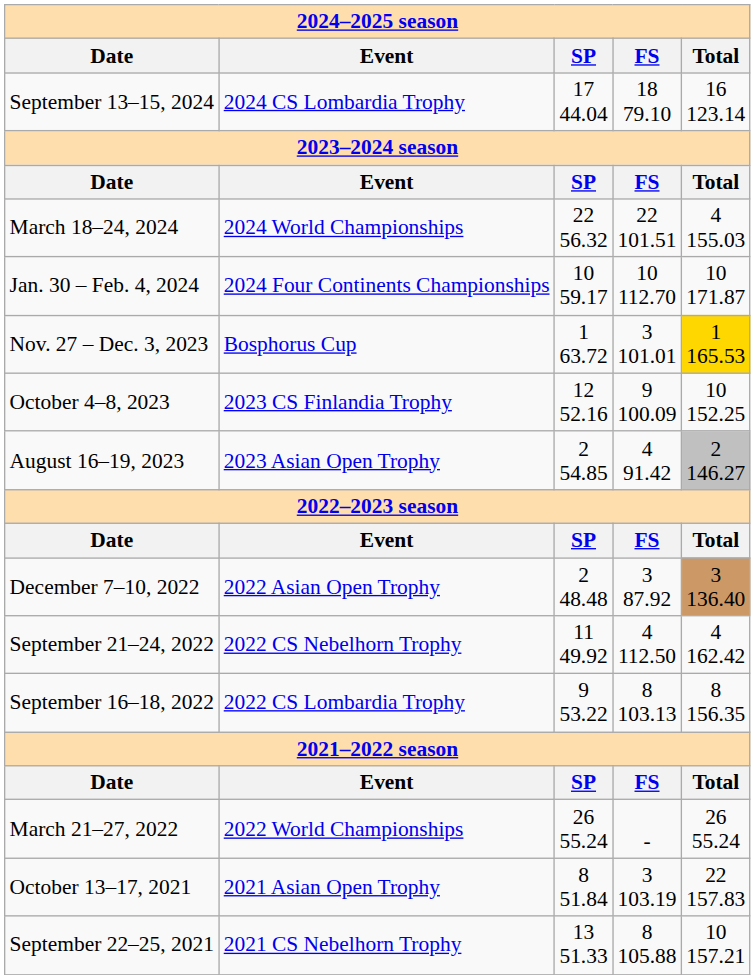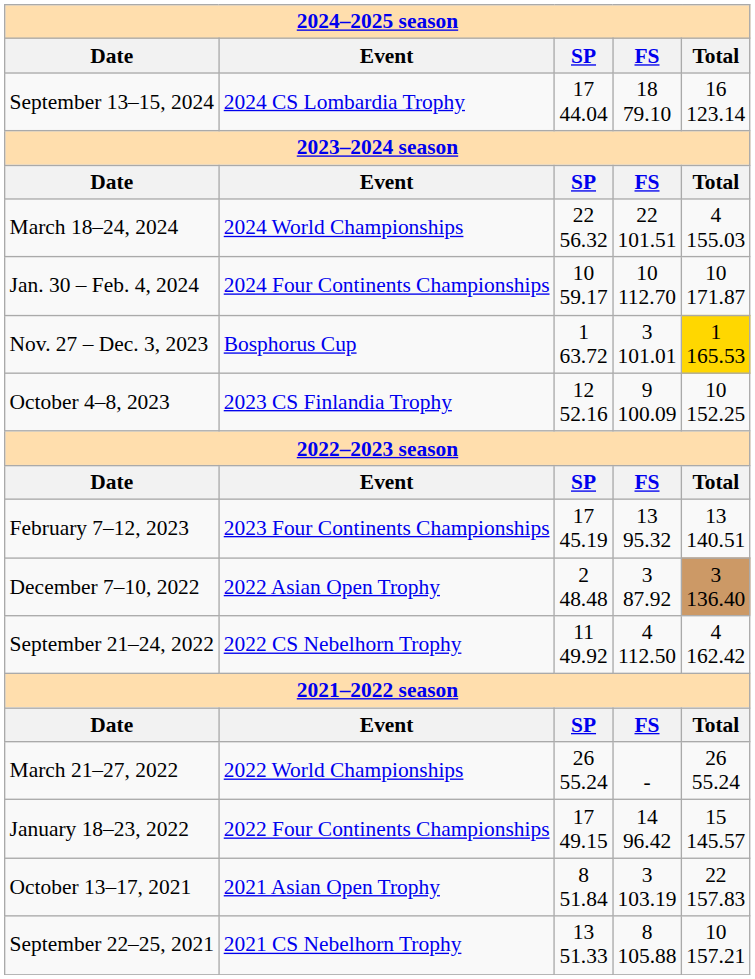- row: (97, 460)
+ row: (99, 528)
- row: (112, 702)
+ row: (99, 828)
